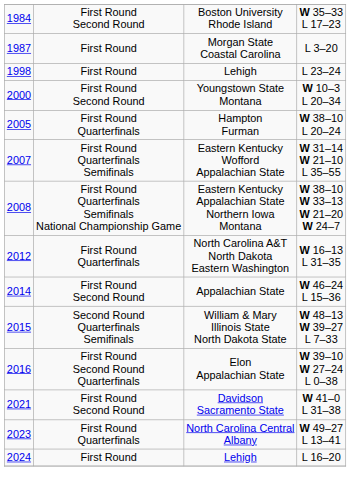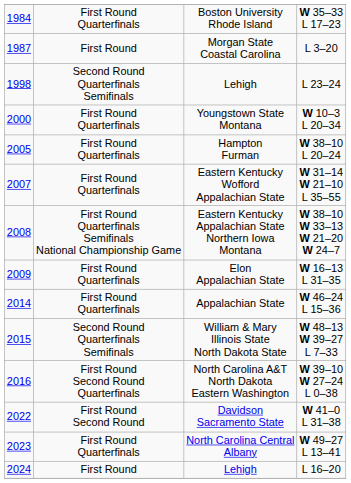(109, 19) First Round Second Round -> (109, 19) First Round Quarterfinals
(109, 72) First Round -> (109, 84) Second Round Quarterfinals Semifinals
(109, 95) First Round Second Round -> (109, 119) First Round Quarterfinals
(109, 160) First Round Quarterfinals Semifinals -> (109, 185) First Round Quarterfinals
(19, 256) 2012 -> (19, 274) 2009
(240, 256) North Carolina A&T North Dakota Eastern Washington -> (240, 274) Elon Appalachian State
(109, 291) First Round Second Round -> (109, 304) First Round Quarterfinals
(240, 369) Elon Appalachian State -> (240, 381) North Carolina A&T North Dakota Eastern Washington
(19, 404) 2021 -> (19, 417) 2022
